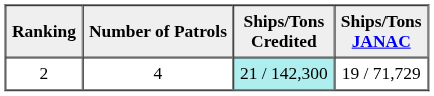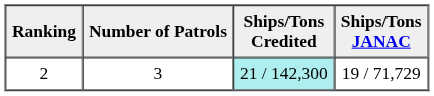(158, 73) 4 -> (158, 73) 3
